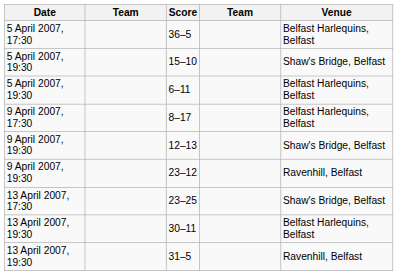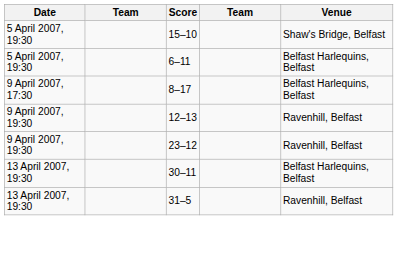- row: (180, 34)
(334, 145) Shaw's Bridge, Belfast -> (322, 117) Ravenhill, Belfast
- row: (183, 201)
